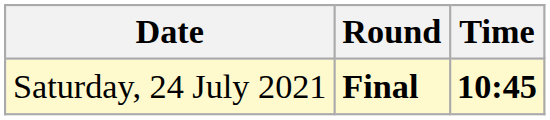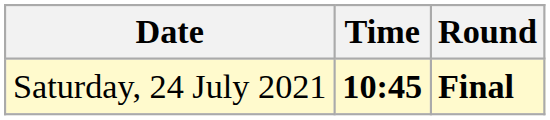columns swapped: (497, 31) <-> (392, 31)
